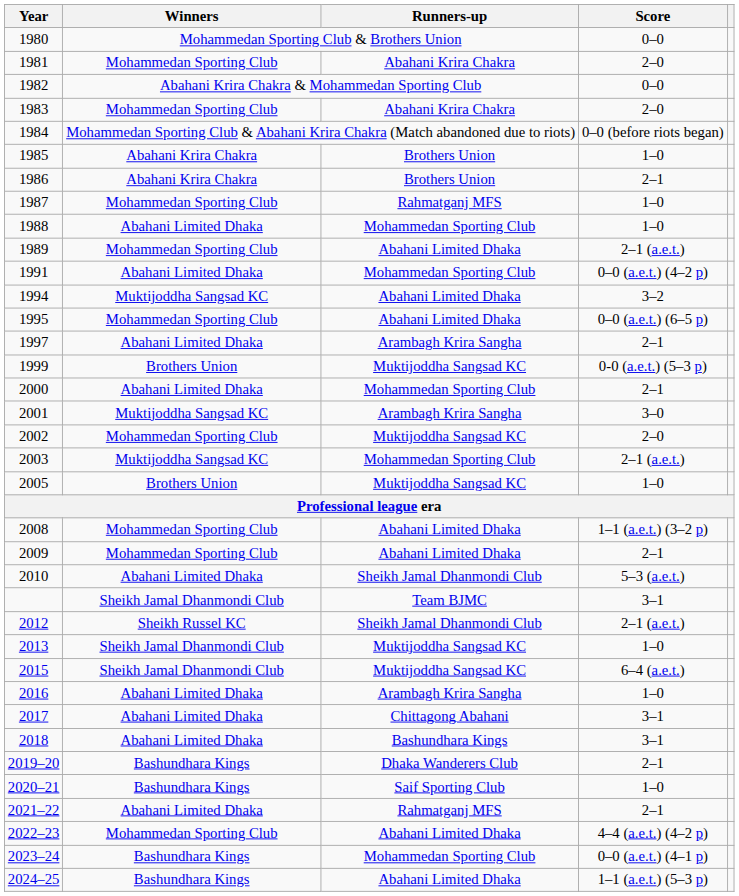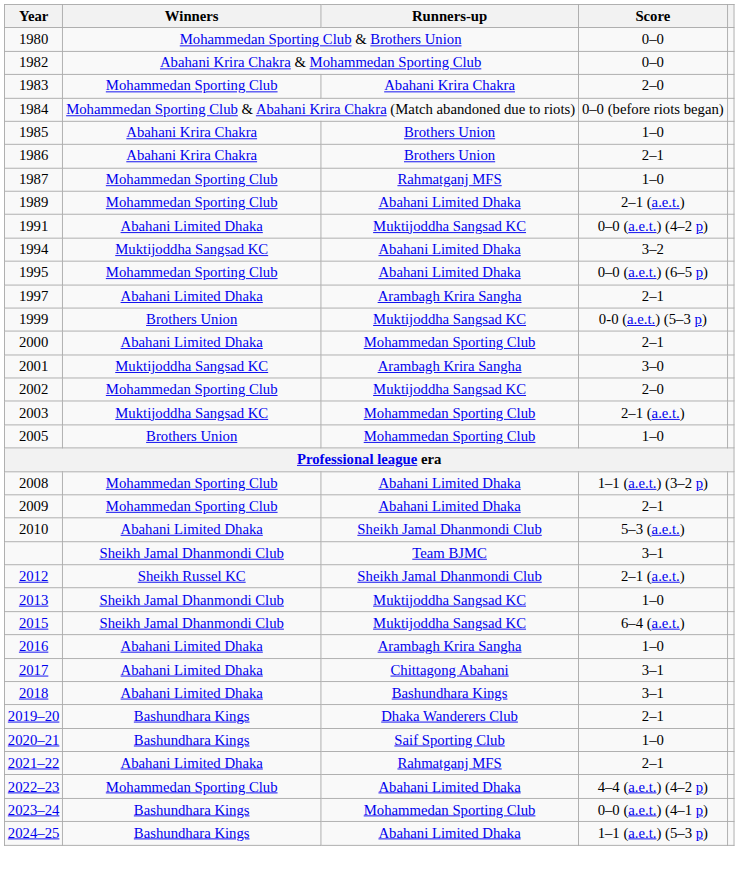- row: (34, 62)
- row: (34, 226)
(450, 272) Mohammedan Sporting Club -> (450, 226) Muktijoddha Sangsad KC
(450, 483) Muktijoddha Sangsad KC -> (450, 436) Mohammedan Sporting Club
